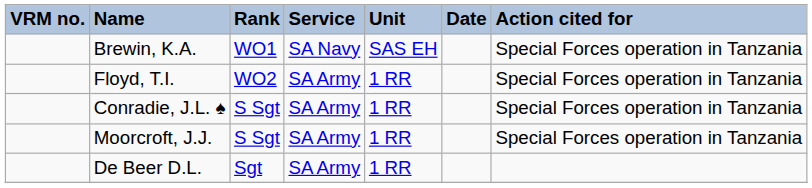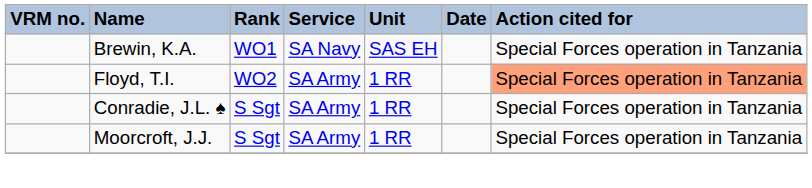(649, 78) no background -> (649, 78) lightsalmon background
- row: (148, 167)
